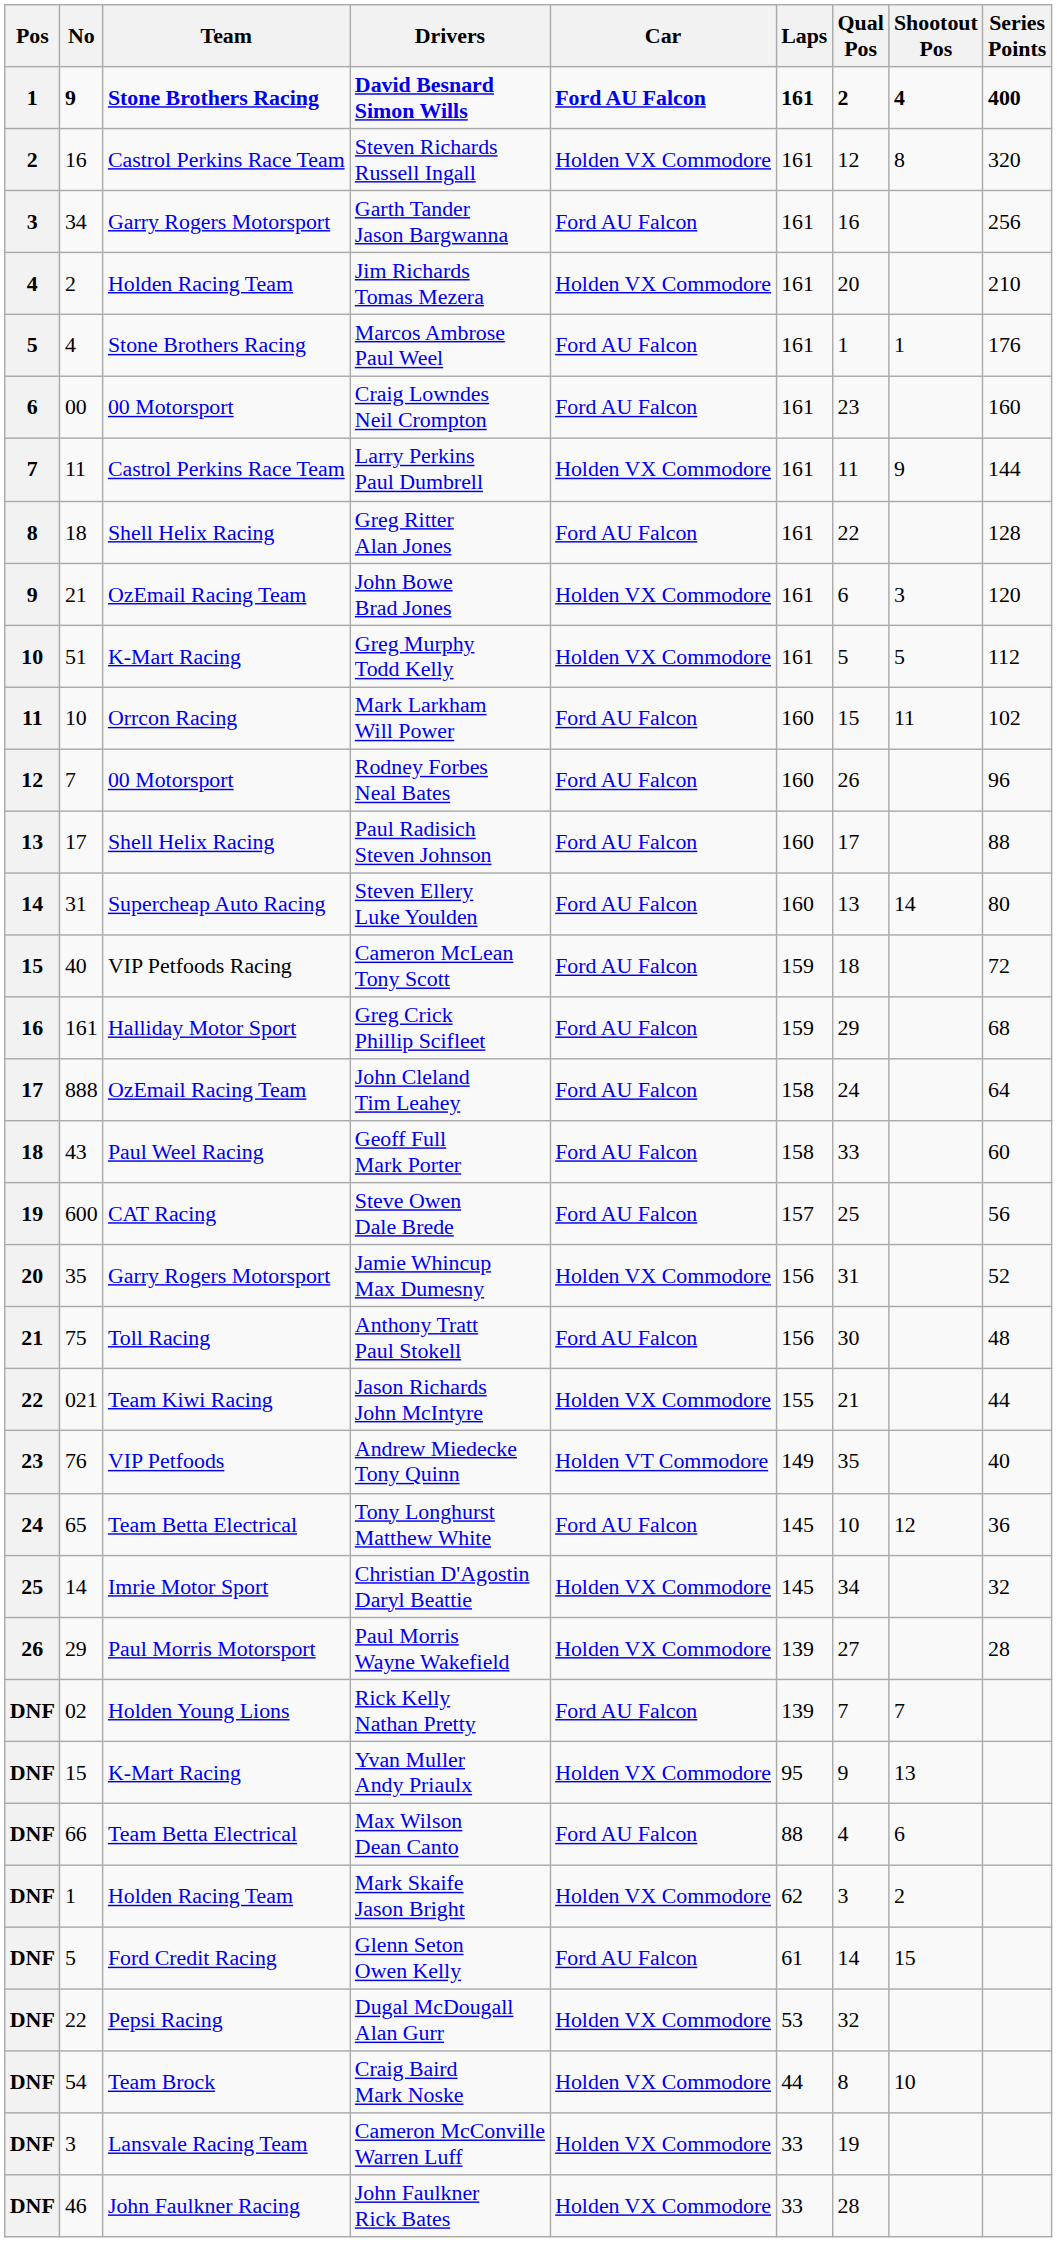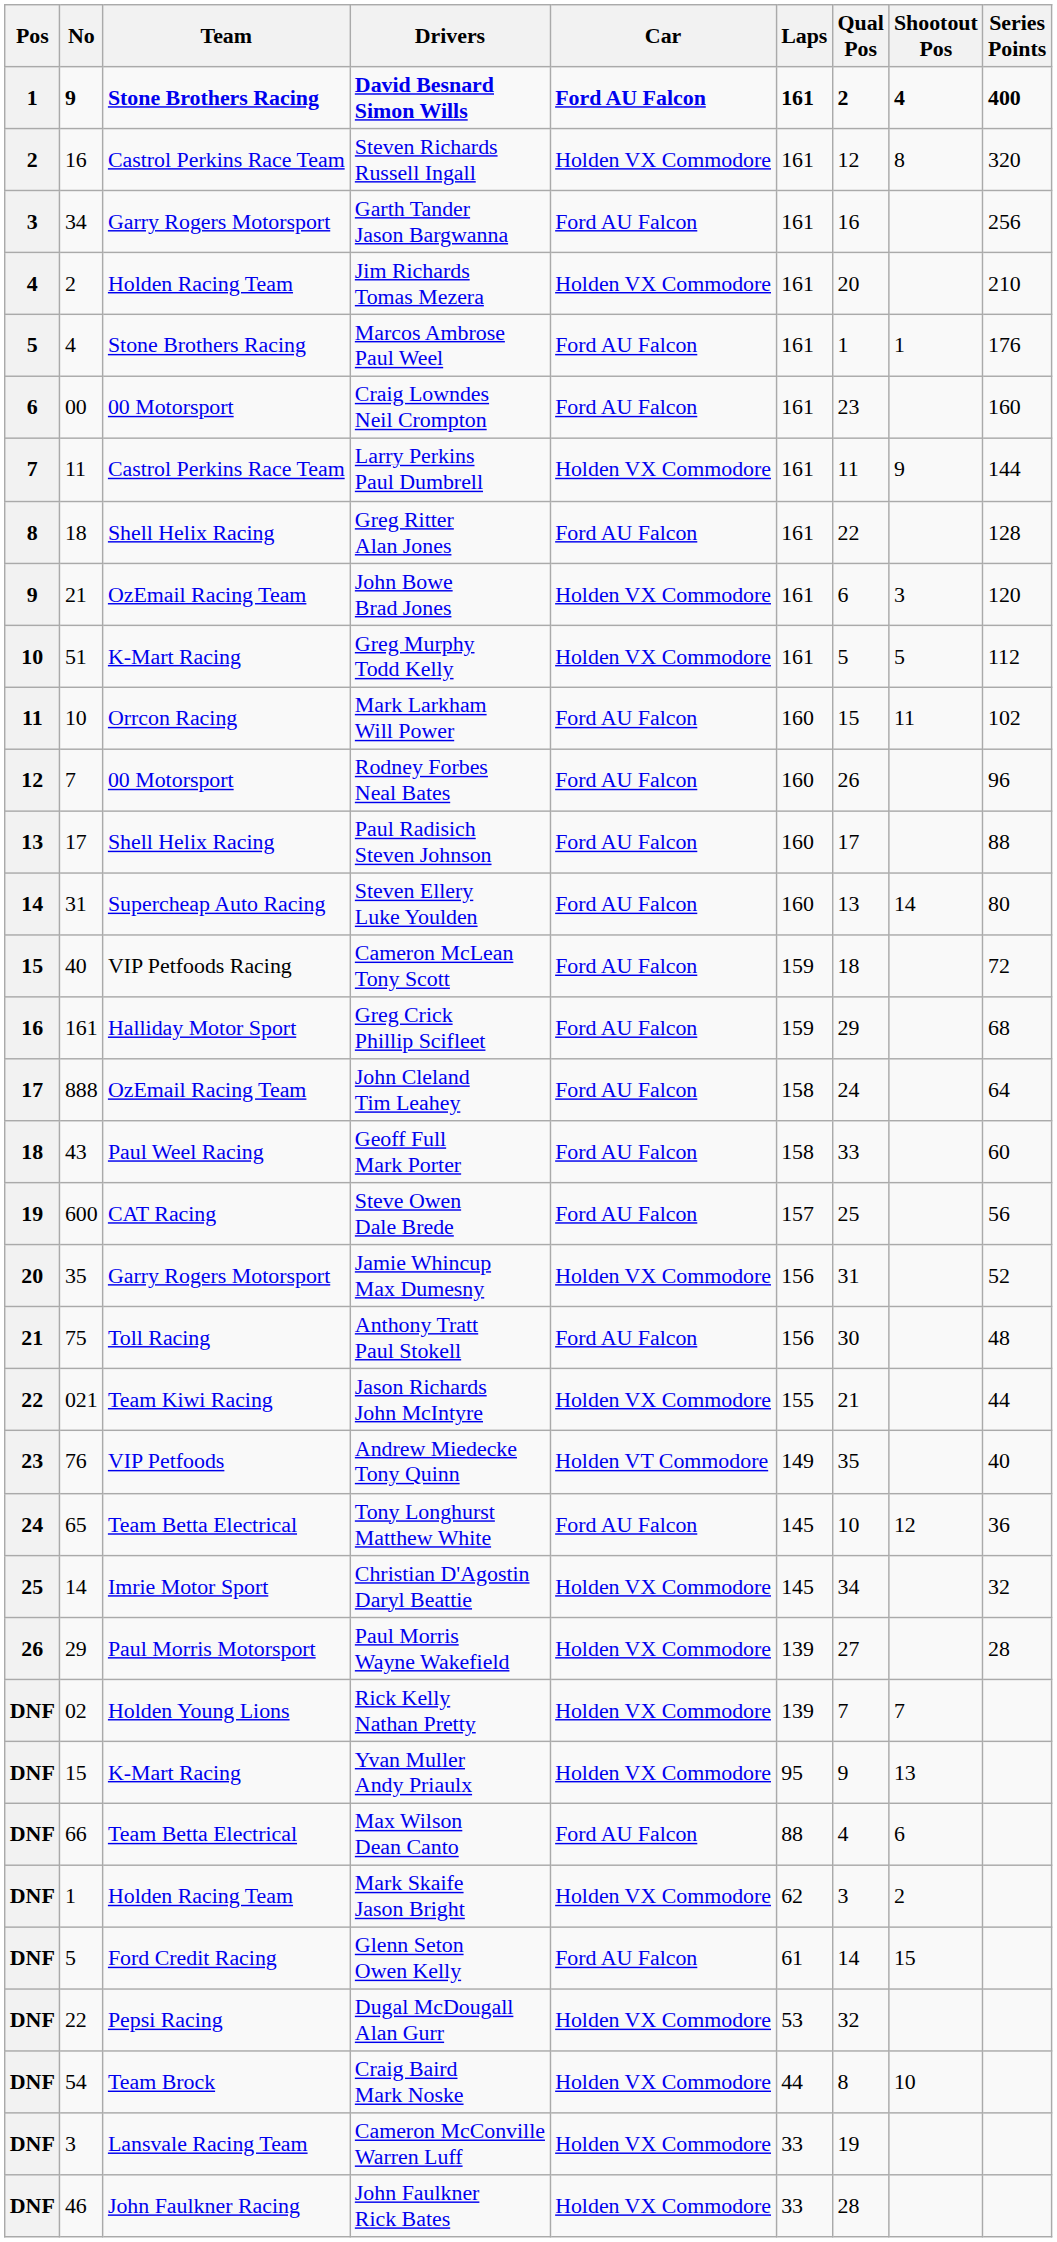(626, 1709) Ford AU Falcon -> (663, 1709) Holden VX Commodore
